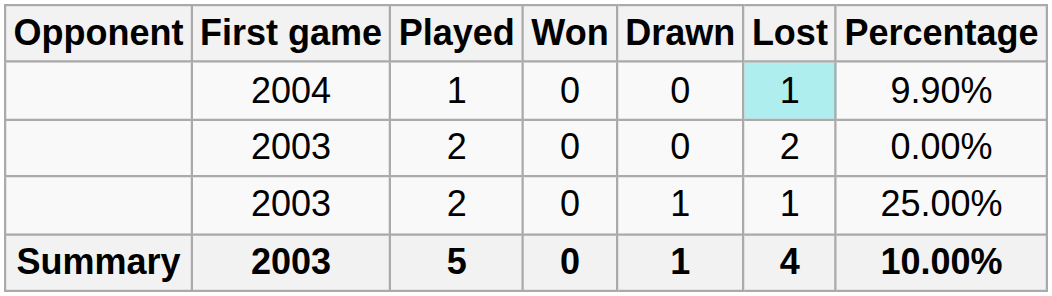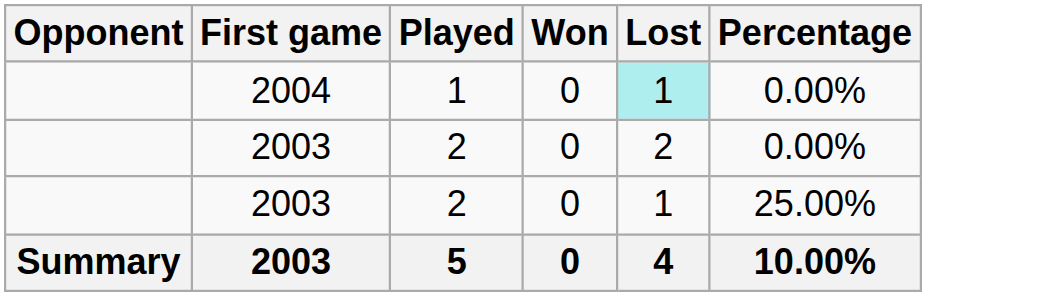- column: (680, 33)
(942, 90) 9.90% -> (815, 90) 0.00%
